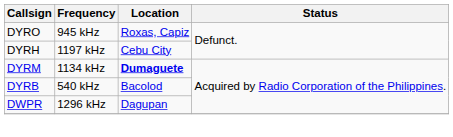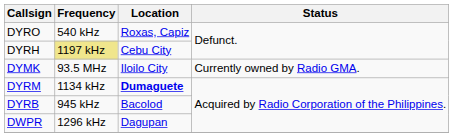(78, 31) 945 kHz -> (78, 31) 540 kHz
(81, 50) no background -> (81, 50) khaki background
+ row: (24, 68)
(78, 86) 540 kHz -> (78, 104) 945 kHz
